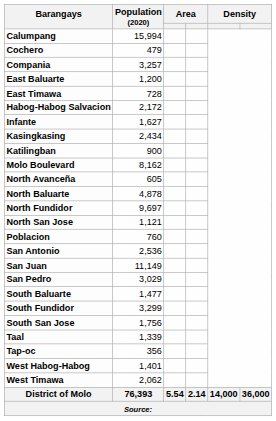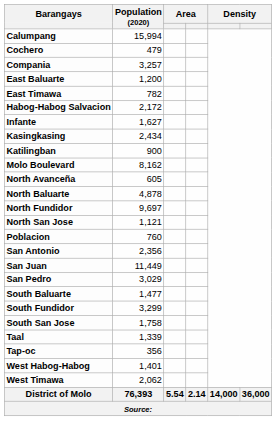(154, 94) 728 -> (154, 94) 782
(150, 251) 2,536 -> (150, 251) 2,356
(148, 266) 11,149 -> (148, 266) 11,449
(150, 323) 1,756 -> (150, 323) 1,758
